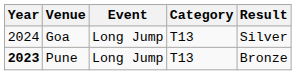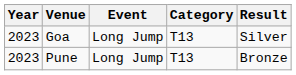(24, 37) 2024 -> (24, 37) 2023
(24, 59) bold -> (24, 59) normal
